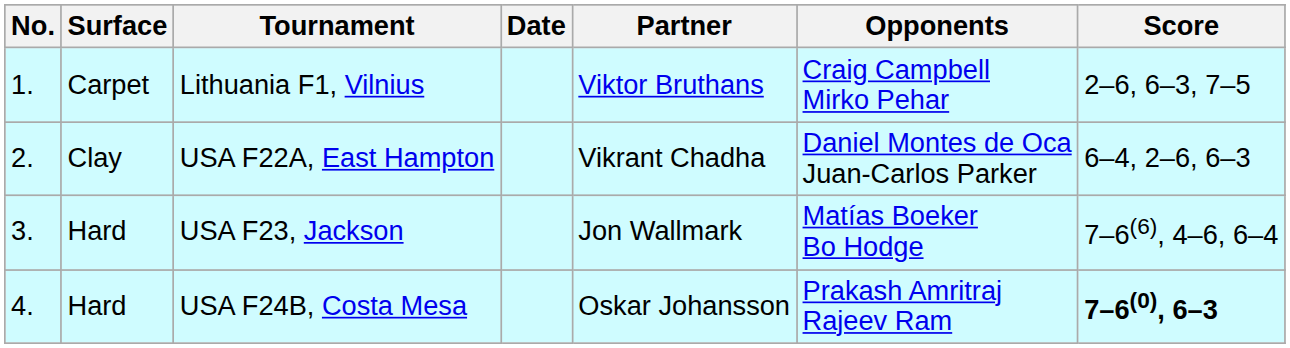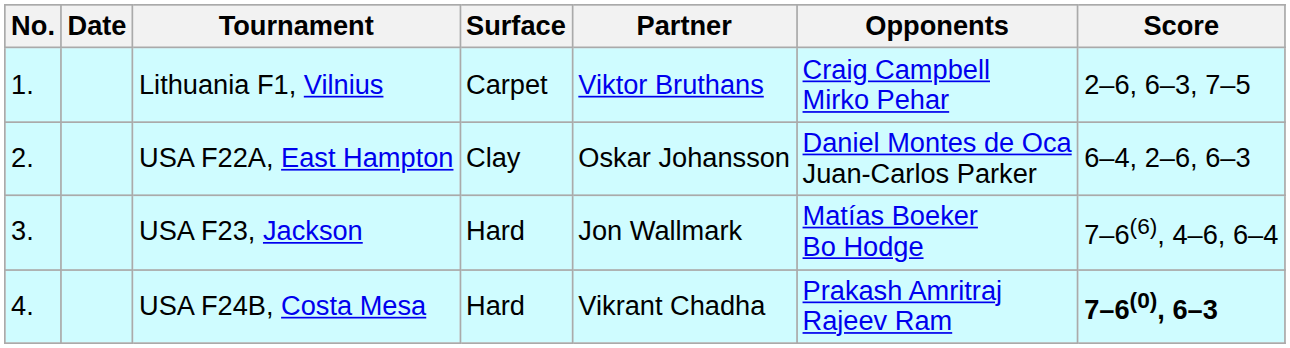columns swapped: (536, 26) <-> (117, 26)
(672, 158) Vikrant Chadha -> (684, 158) Oskar Johansson
(684, 305) Oskar Johansson -> (672, 305) Vikrant Chadha
